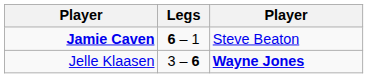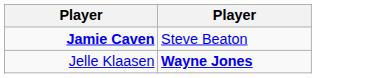- column: (184, 15)
